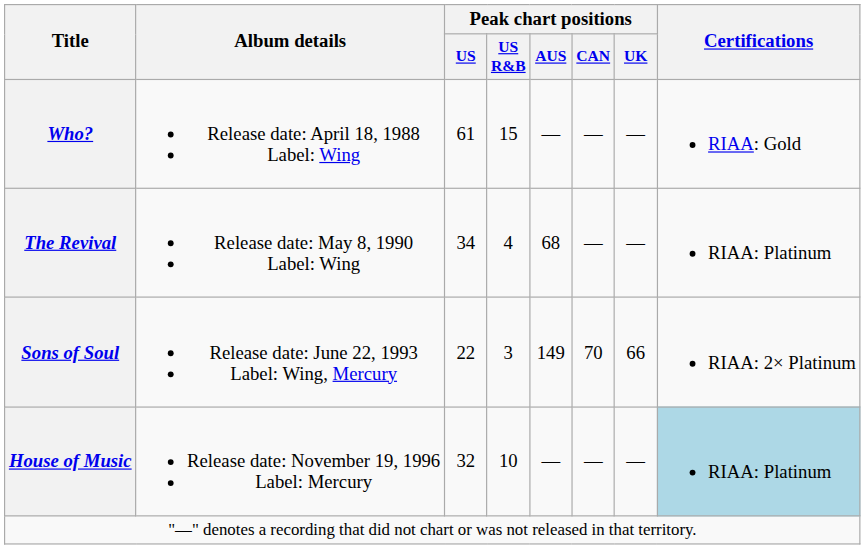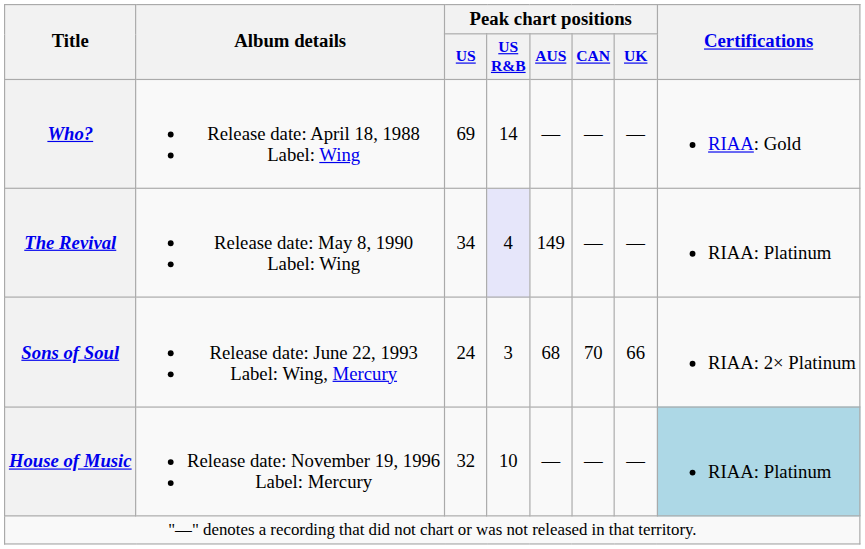(466, 133) 61 -> (466, 133) 69
(508, 133) 15 -> (508, 133) 14
(508, 242) no background -> (508, 242) lavender background
(551, 242) 68 -> (551, 242) 149
(466, 352) 22 -> (466, 352) 24
(551, 352) 149 -> (551, 352) 68
